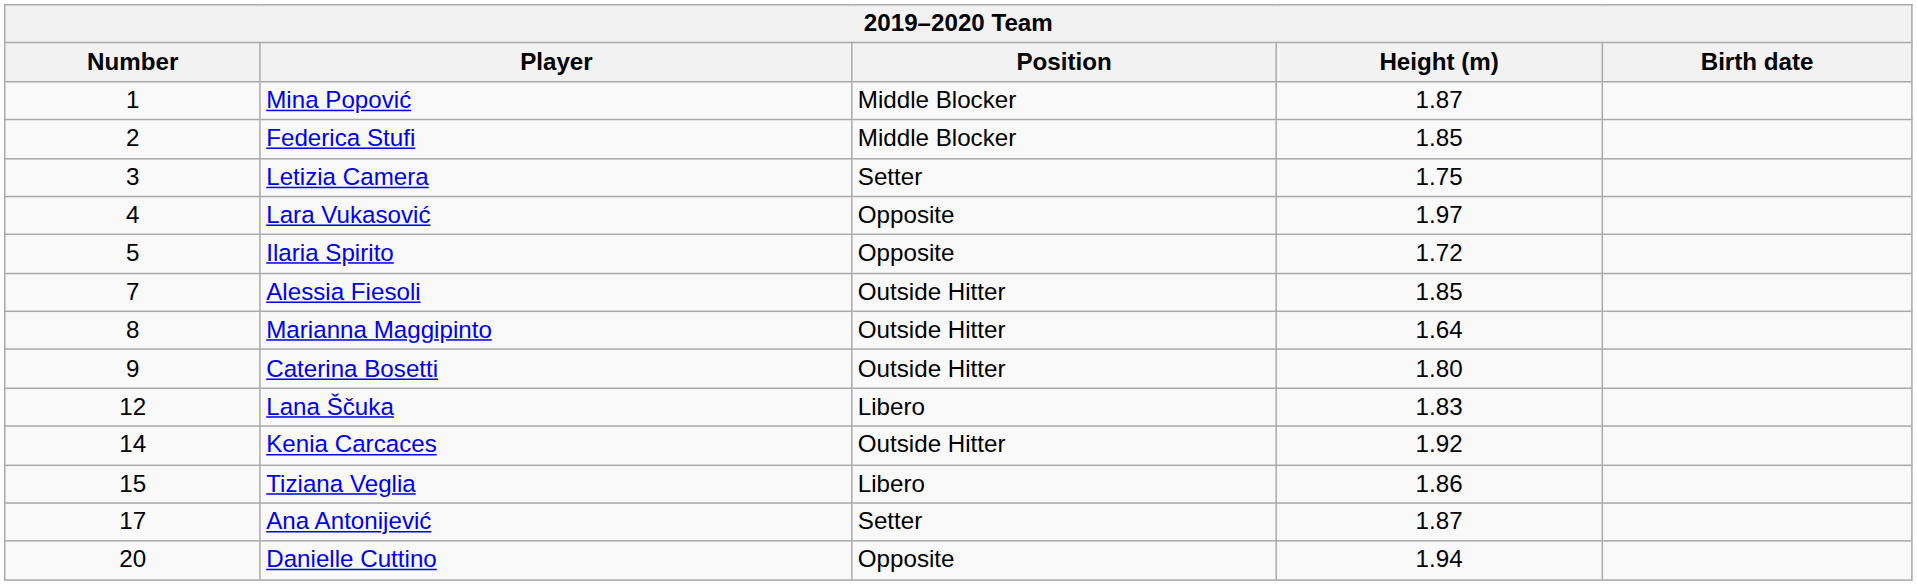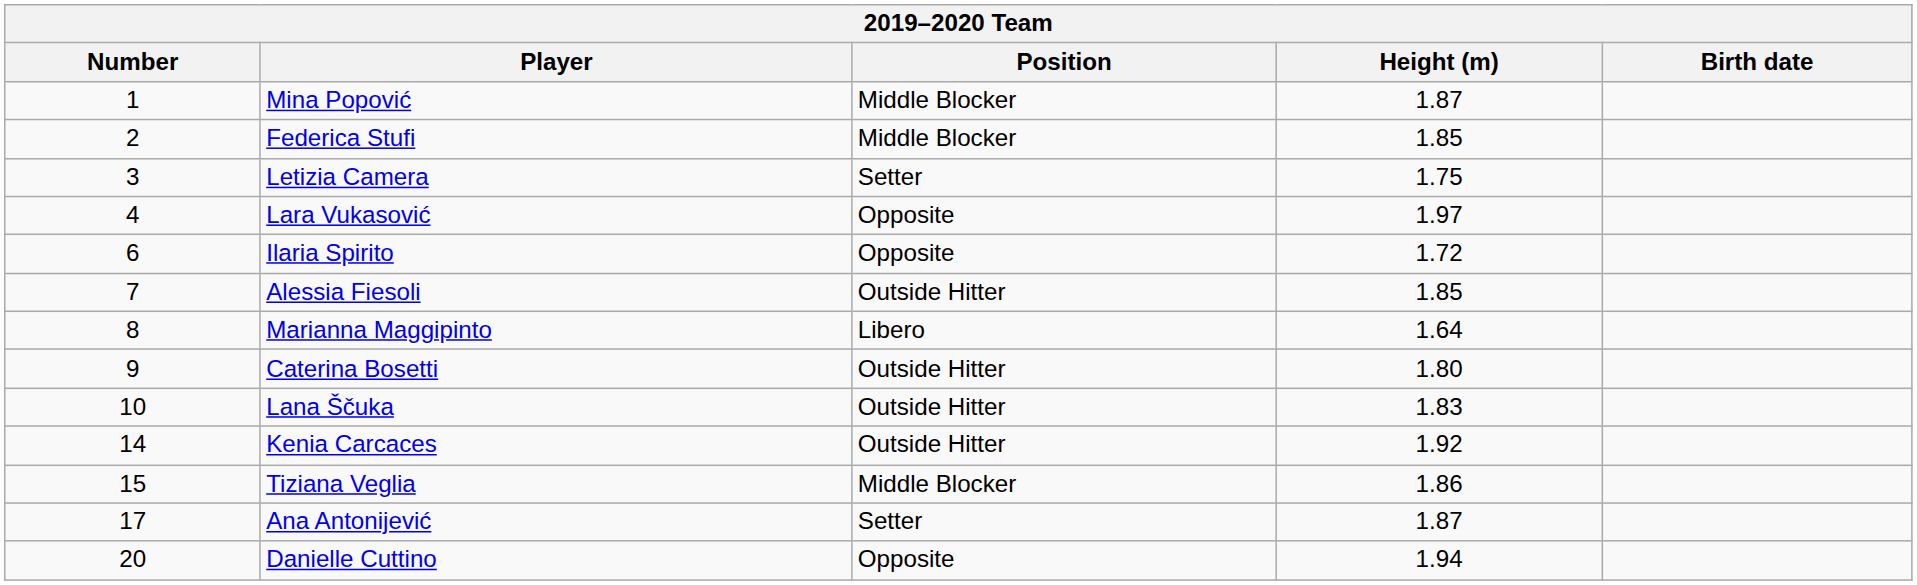(133, 253) 5 -> (133, 253) 6
(932, 330) Outside Hitter -> (891, 330) Libero
(133, 406) 12 -> (133, 406) 10
(891, 406) Libero -> (932, 406) Outside Hitter
(891, 483) Libero -> (937, 483) Middle Blocker
